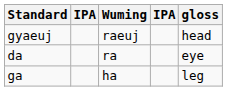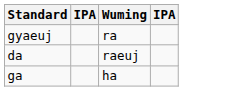- column: (200, 15)
(121, 35) raeuj -> (110, 35) ra
(110, 55) ra -> (121, 55) raeuj
